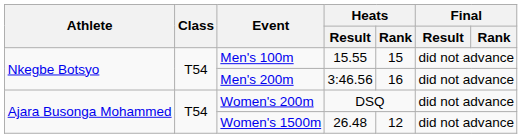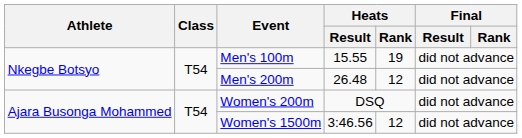(396, 58) 15 -> (396, 58) 19
(350, 80) 3:46.56 -> (350, 80) 26.48
(396, 80) 16 -> (396, 80) 12
(350, 122) 26.48 -> (350, 122) 3:46.56
